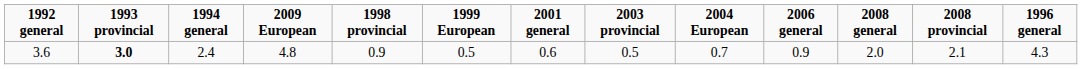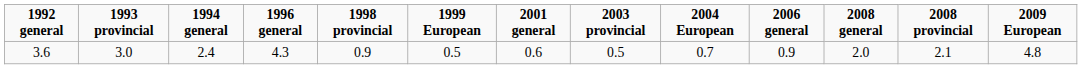columns swapped: (1040, 23) <-> (288, 23)
(124, 52) bold -> (124, 52) normal
